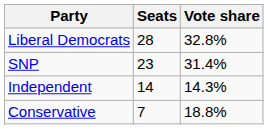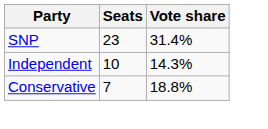- row: (69, 40)
(145, 87) 14 -> (111, 64) 10
